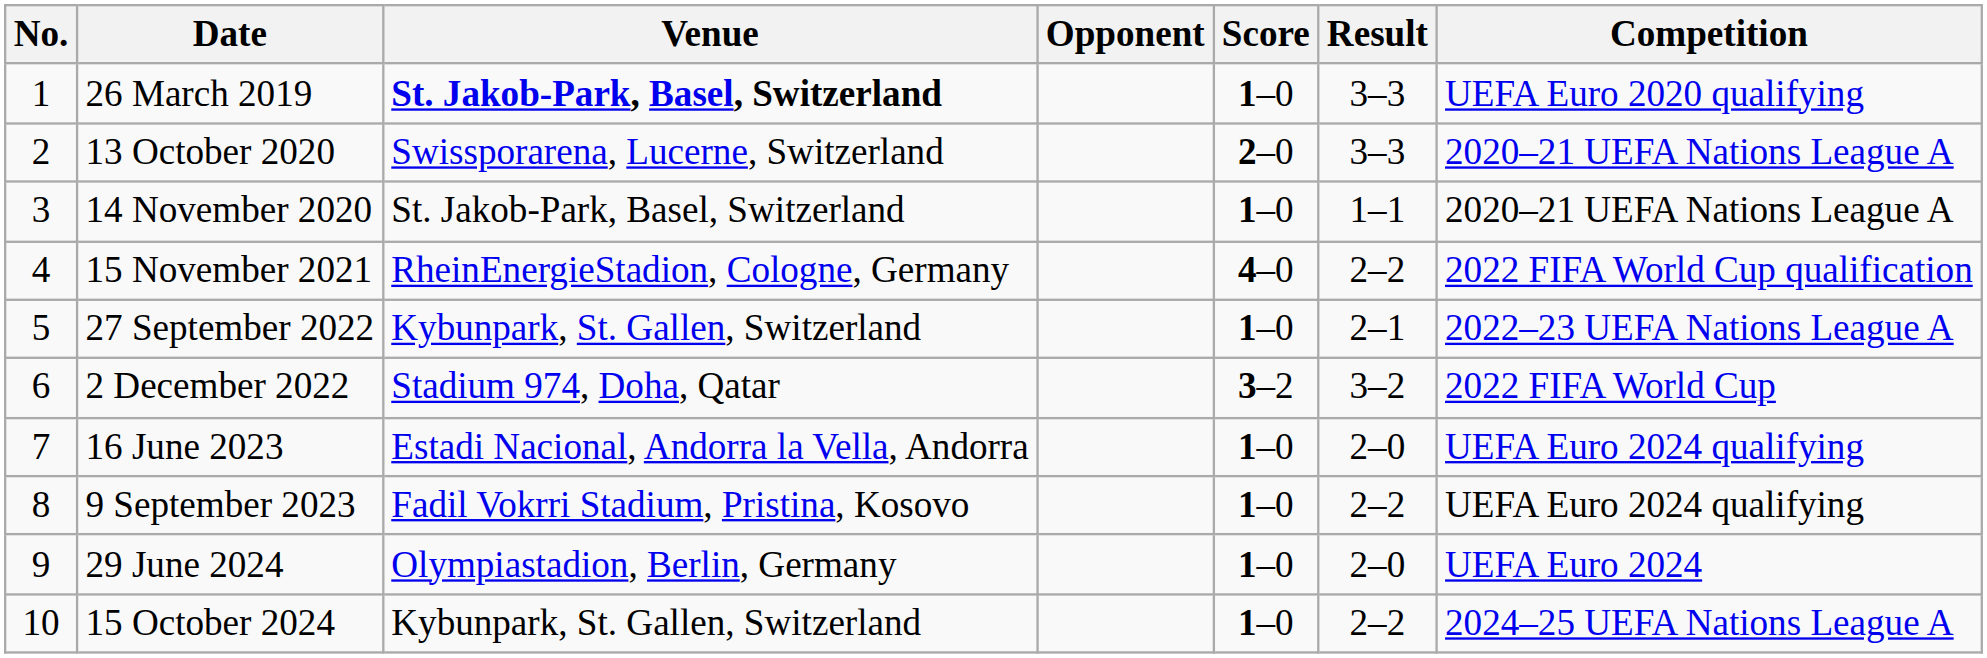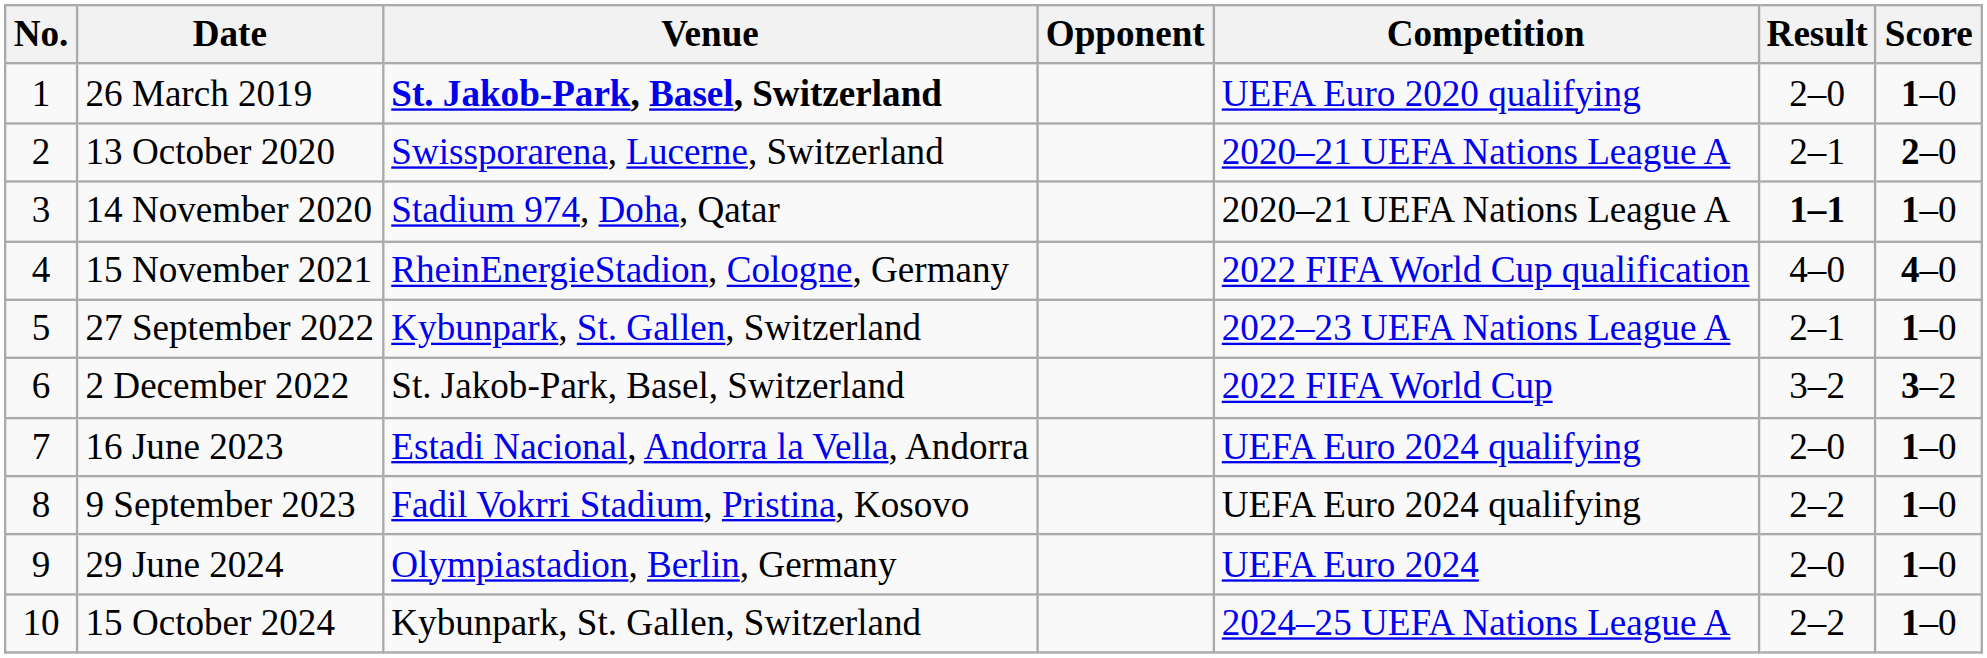columns swapped: (1266, 33) <-> (1709, 33)
(1377, 92) 3–3 -> (1817, 92) 2–0
(1377, 151) 3–3 -> (1817, 151) 2–1
(648, 210) St. Jakob-Park, Basel, Switzerland -> (586, 210) Stadium 974, Doha, Qatar
(1377, 210) normal -> (1817, 210) bold
(1377, 269) 2–2 -> (1817, 269) 4–0
(586, 387) Stadium 974, Doha, Qatar -> (648, 387) St. Jakob-Park, Basel, Switzerland
